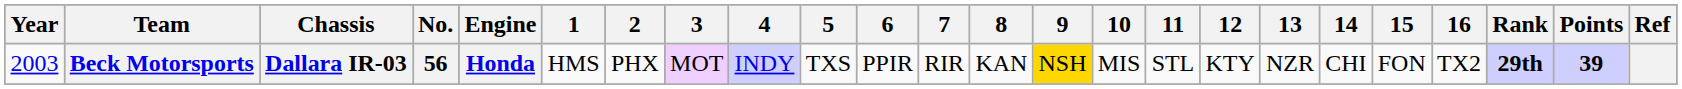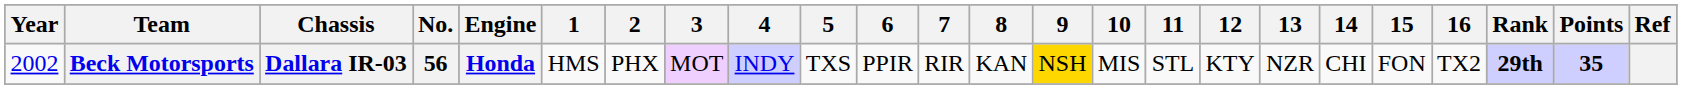(34, 63) 2003 -> (34, 63) 2002
(1591, 63) 39 -> (1591, 63) 35
